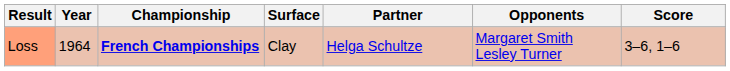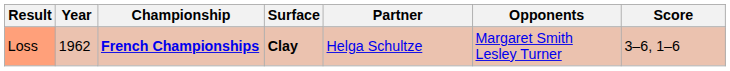(75, 46) 1964 -> (75, 46) 1962
(282, 46) normal -> (283, 46) bold
